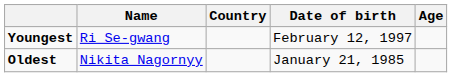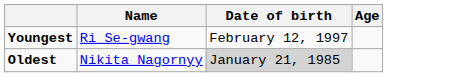- column: (238, 16)
(339, 60) no background -> (275, 60) lightgrey background
